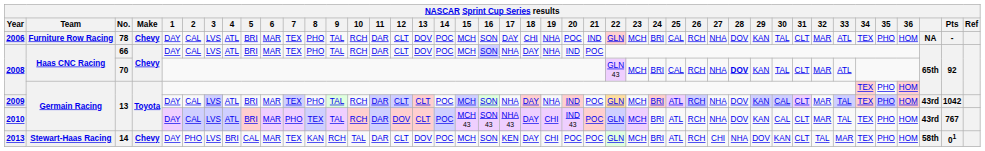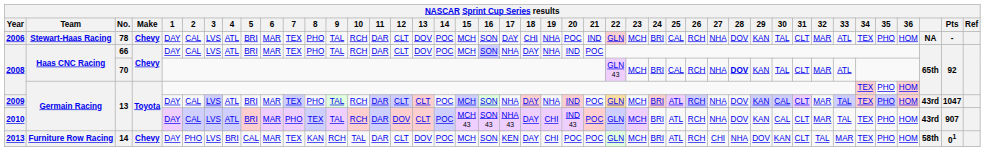(71, 38) Furniture Row Racing -> (71, 38) Stewart-Haas Racing
(952, 101) 1042 -> (952, 101) 1047
(952, 120) 767 -> (952, 120) 907
(71, 139) Stewart-Haas Racing -> (71, 139) Furniture Row Racing
